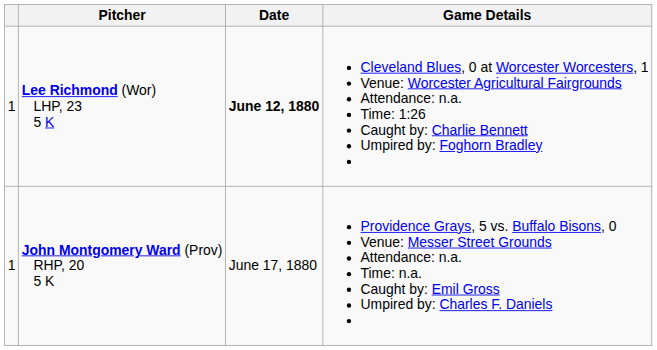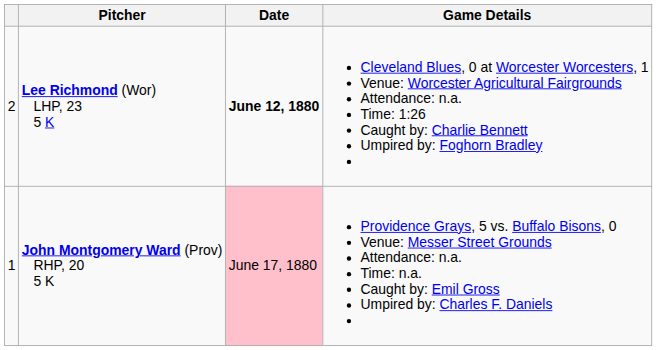(12, 106) 1 -> (12, 106) 2
(273, 265) no background -> (273, 265) pink background
